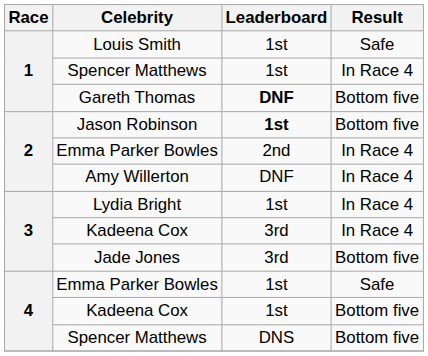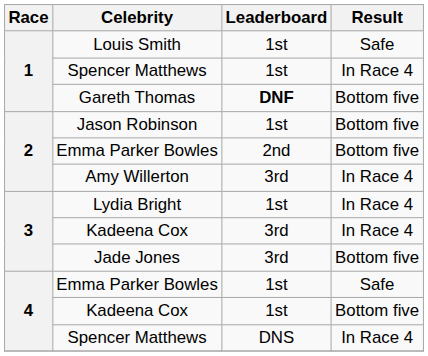(276, 124) bold -> (276, 124) normal
(377, 151) In Race 4 -> (377, 151) Bottom five
(276, 177) DNF -> (276, 177) 3rd
(377, 337) Bottom five -> (377, 337) In Race 4
